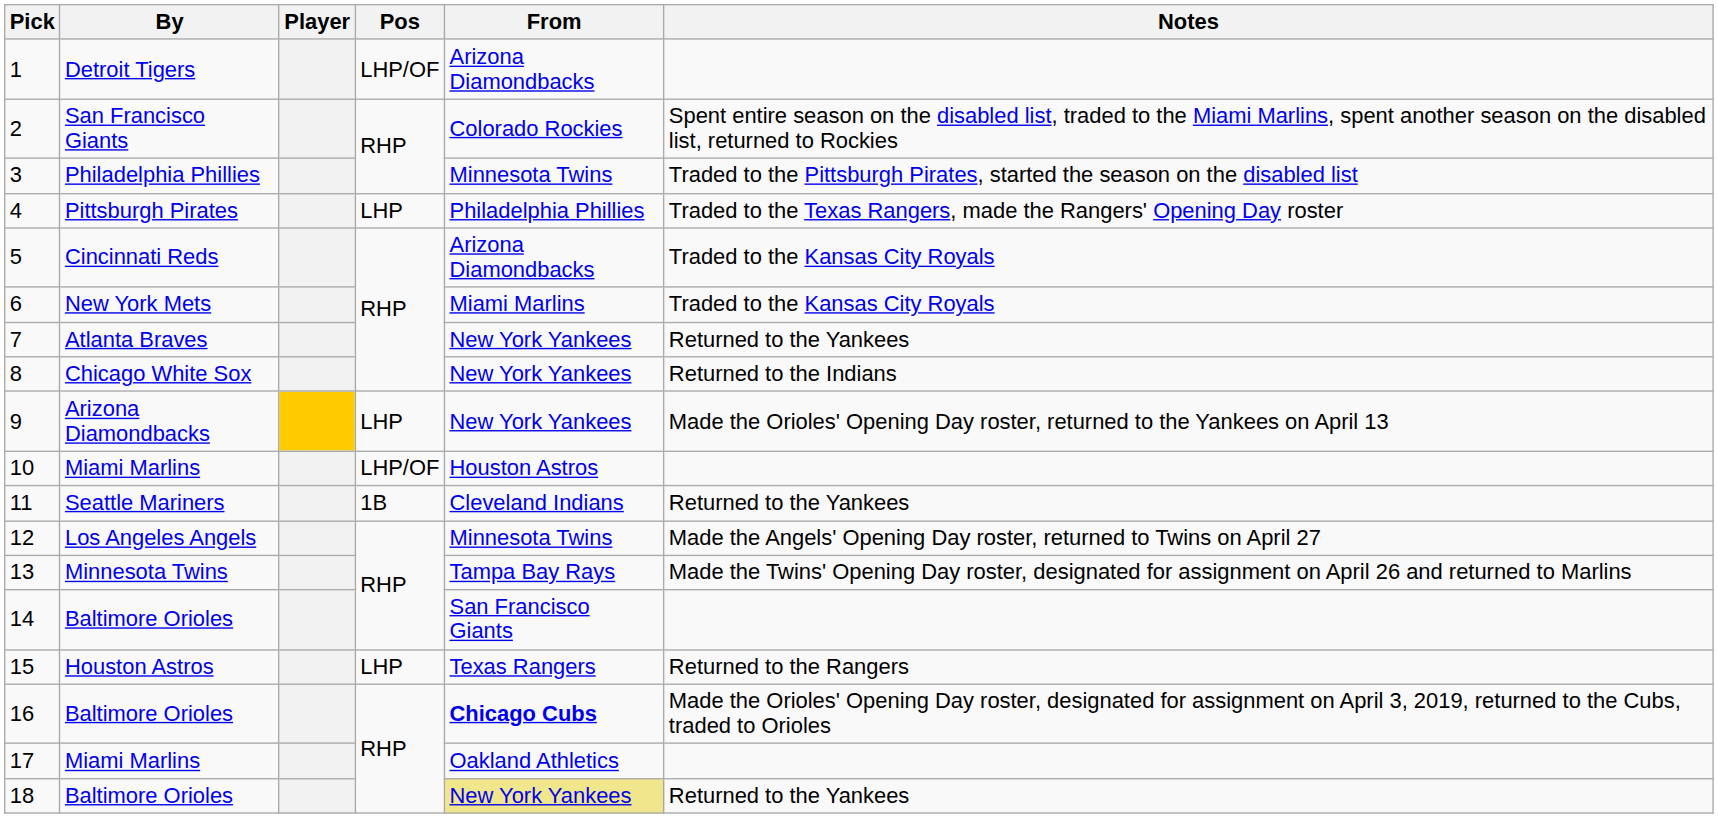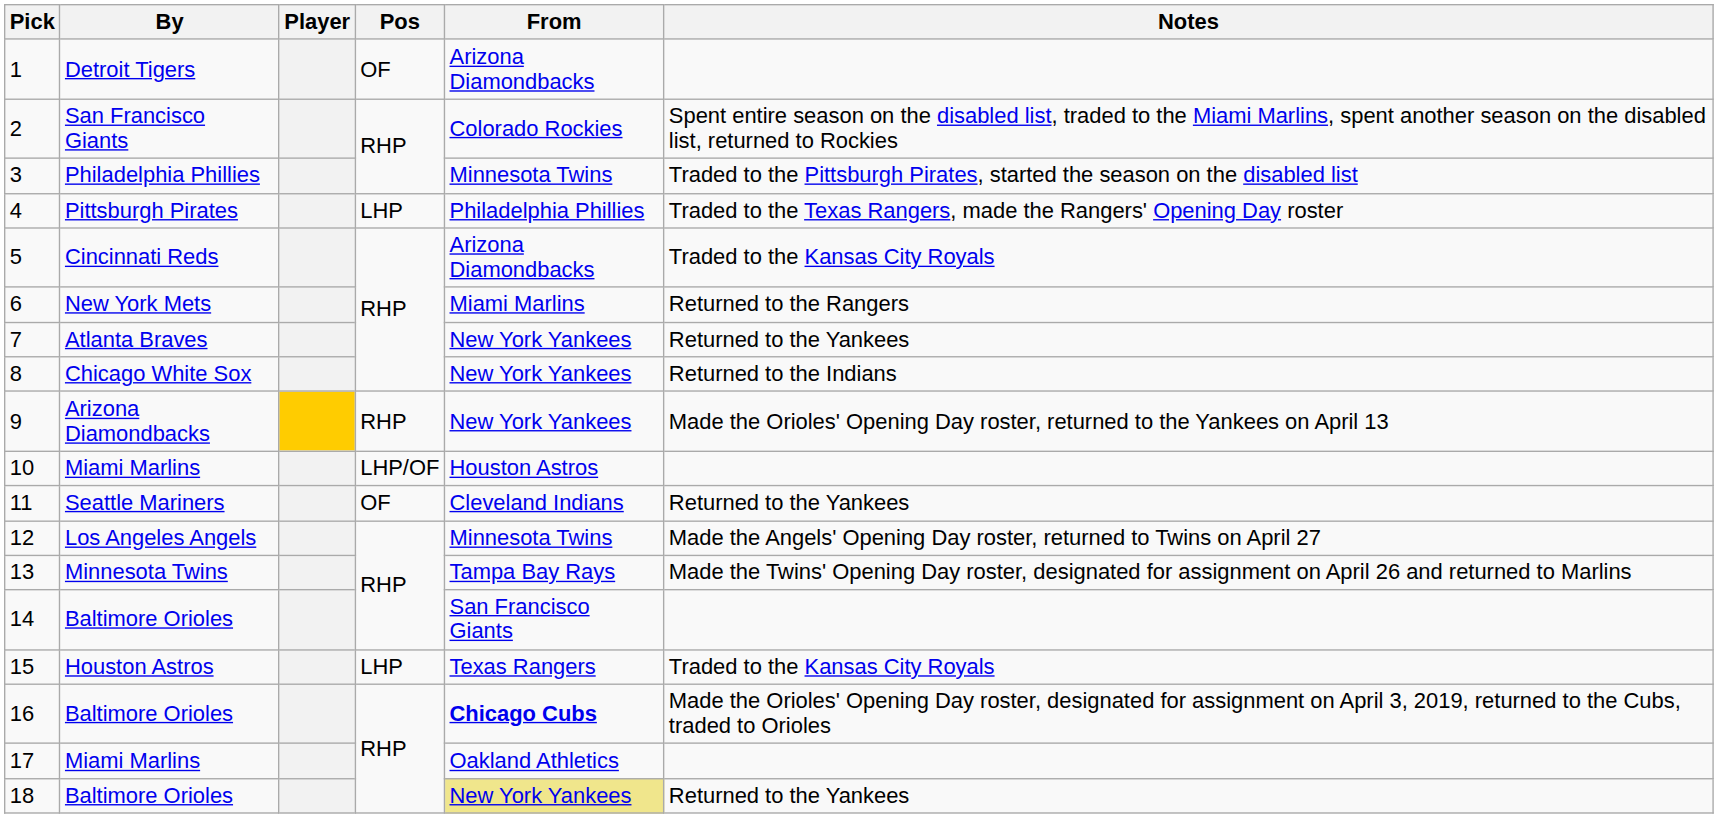(400, 68) LHP/OF -> (375, 68) OF
(832, 304) Traded to the Kansas City Royals -> (789, 304) Returned to the Rangers
(382, 421) LHP -> (383, 421) RHP
(374, 502) 1B -> (375, 502) OF
(789, 666) Returned to the Rangers -> (832, 666) Traded to the Kansas City Royals
